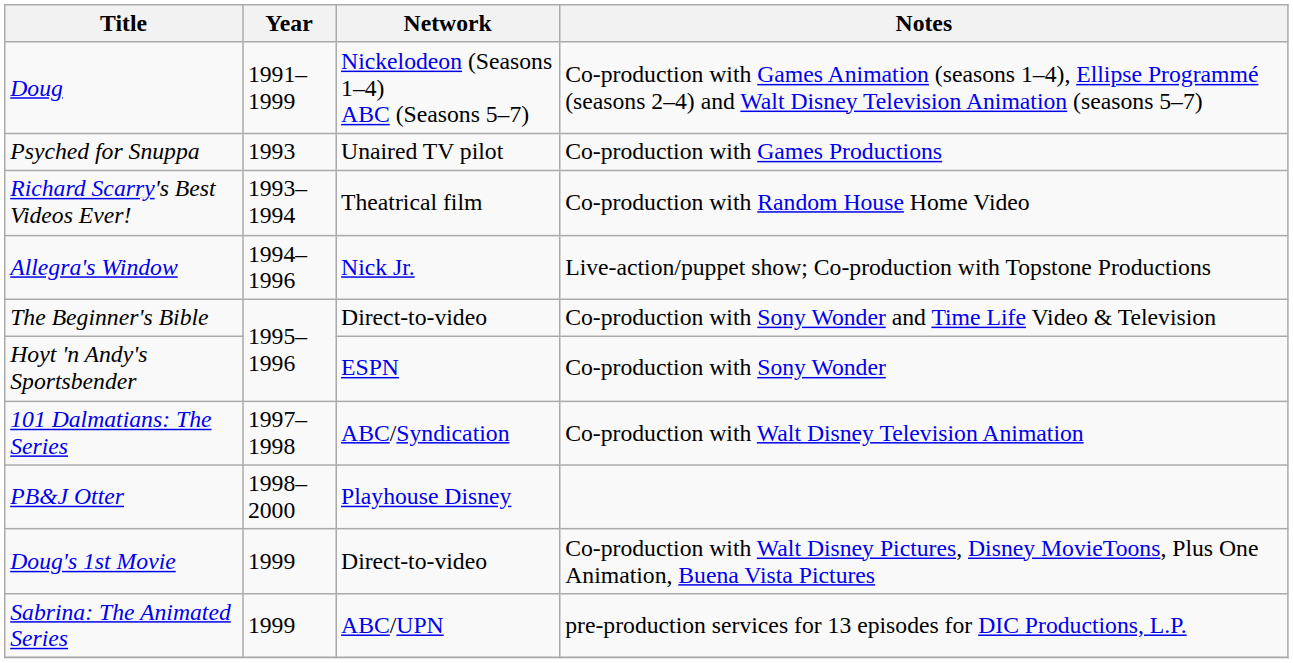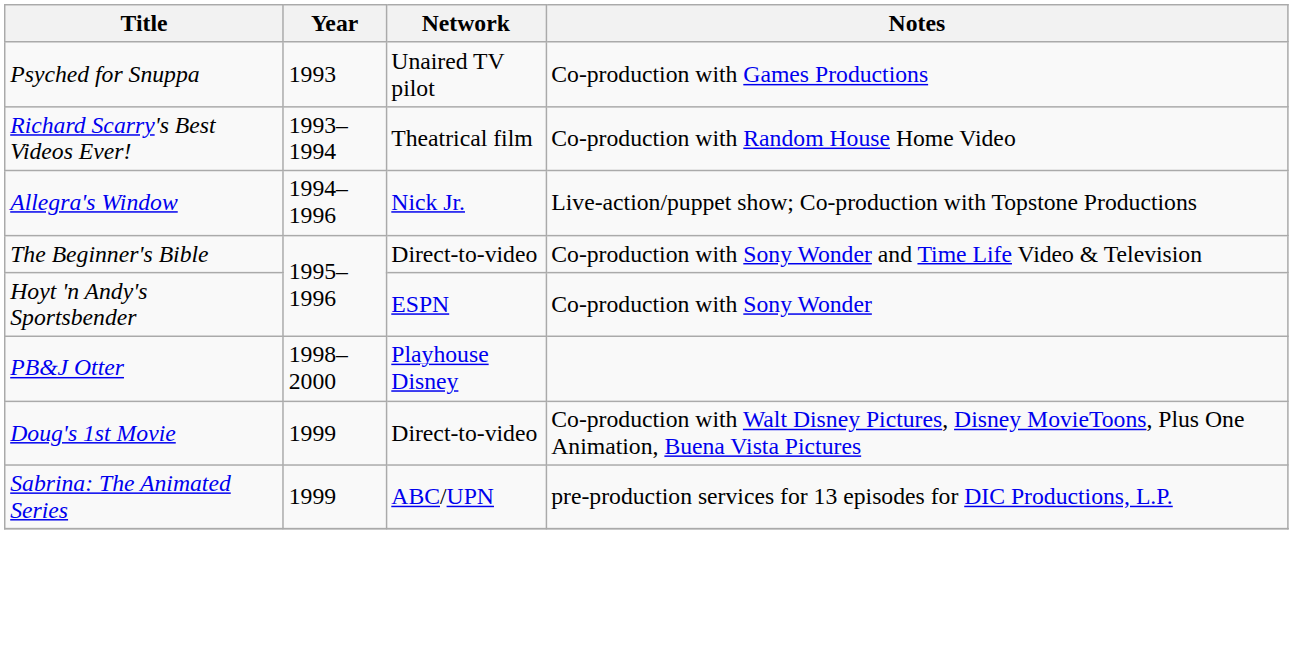- row: (37, 87)
- row: (111, 432)
